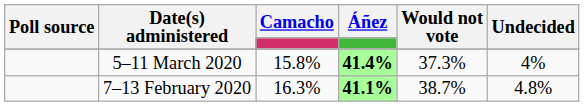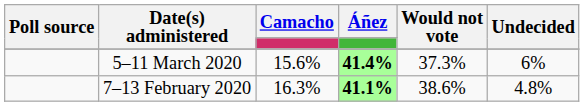(297, 62) 15.8% -> (297, 62) 15.6%
(533, 62) 4% -> (533, 62) 6%
(442, 89) 38.7% -> (442, 89) 38.6%
